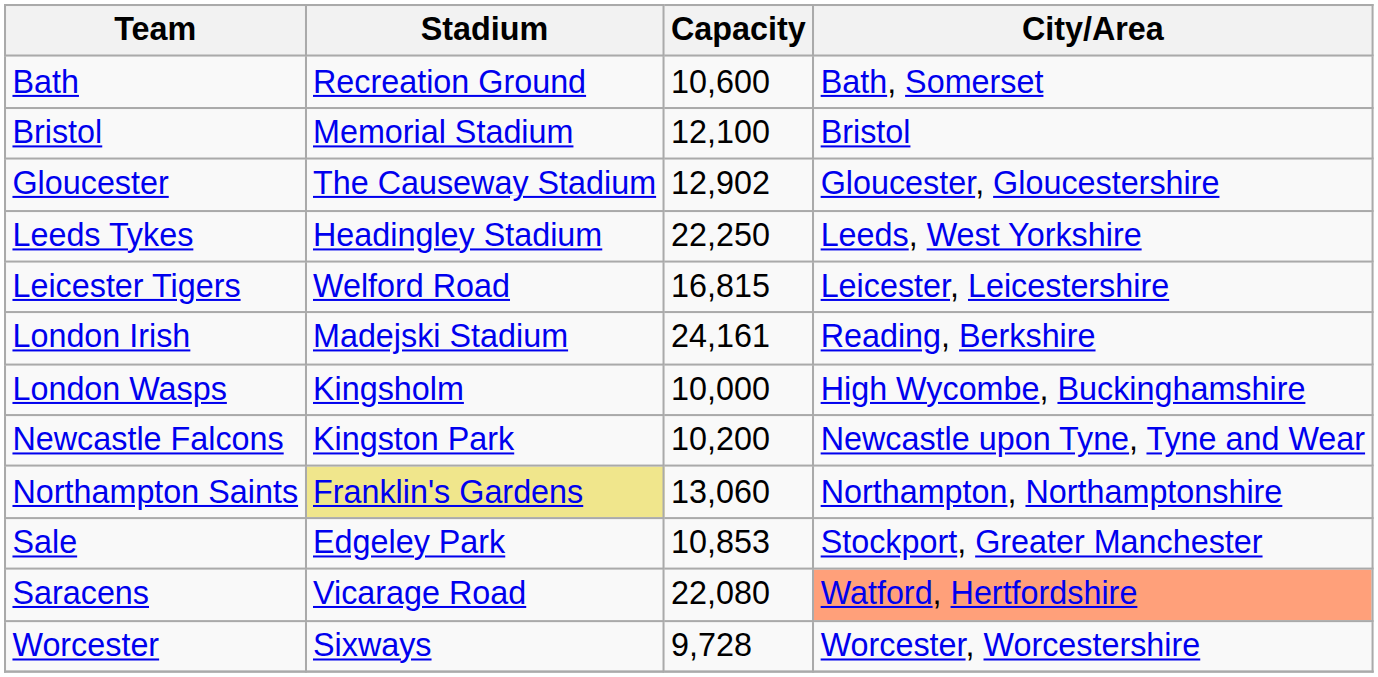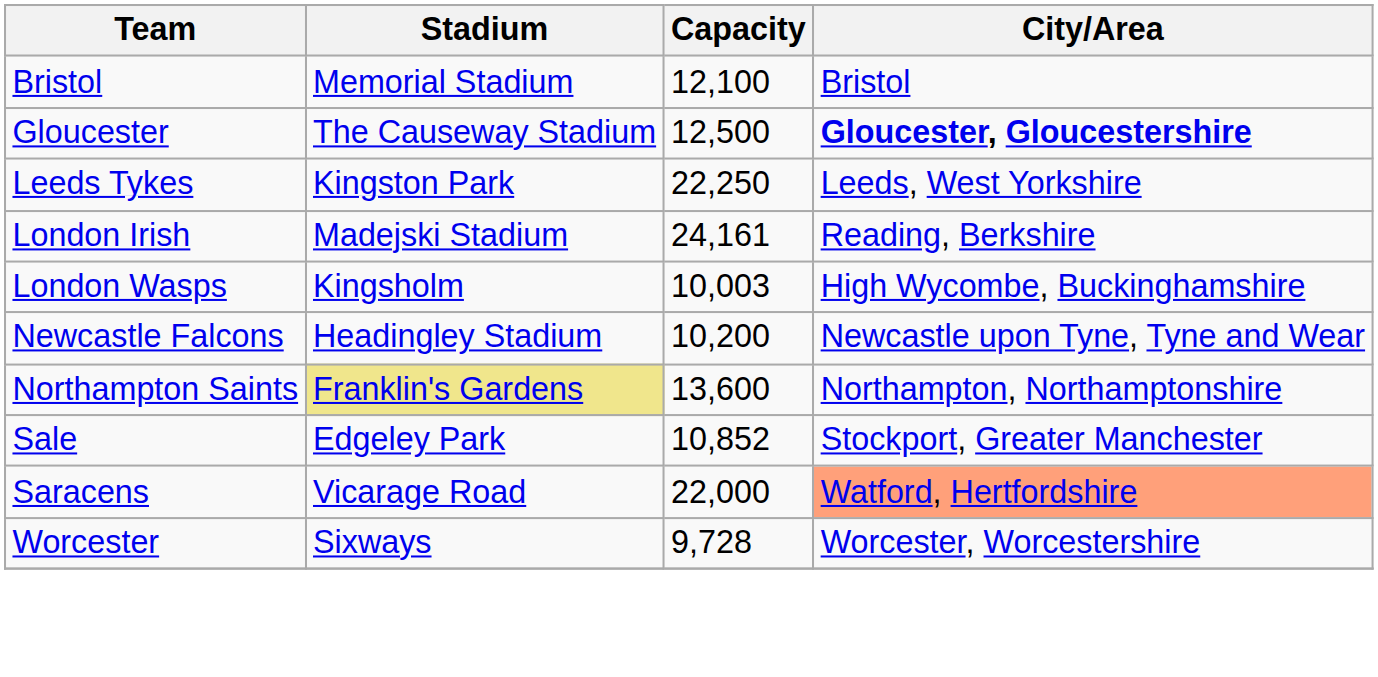- row: (46, 81)
(720, 183) 12,902 -> (720, 132) 12,500
(1020, 183) normal -> (1036, 132) bold
(458, 235) Headingley Stadium -> (414, 183) Kingston Park
- row: (127, 286)
(720, 388) 10,000 -> (720, 286) 10,003
(414, 440) Kingston Park -> (458, 337) Headingley Stadium
(720, 491) 13,060 -> (720, 388) 13,600
(720, 542) 10,853 -> (720, 440) 10,852
(720, 593) 22,080 -> (720, 491) 22,000
